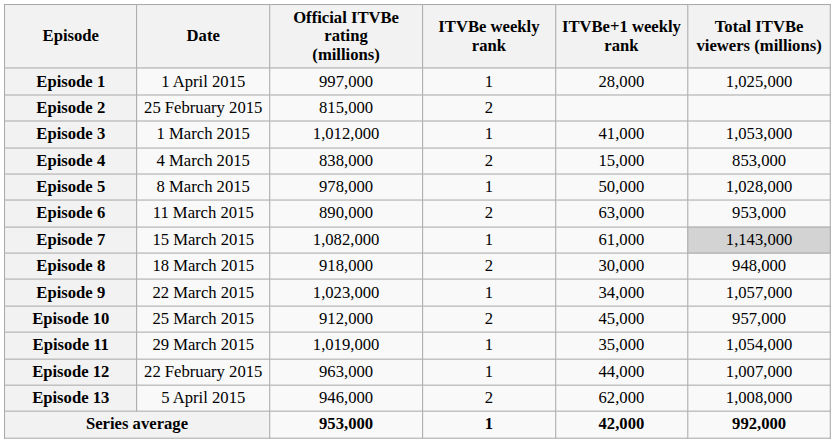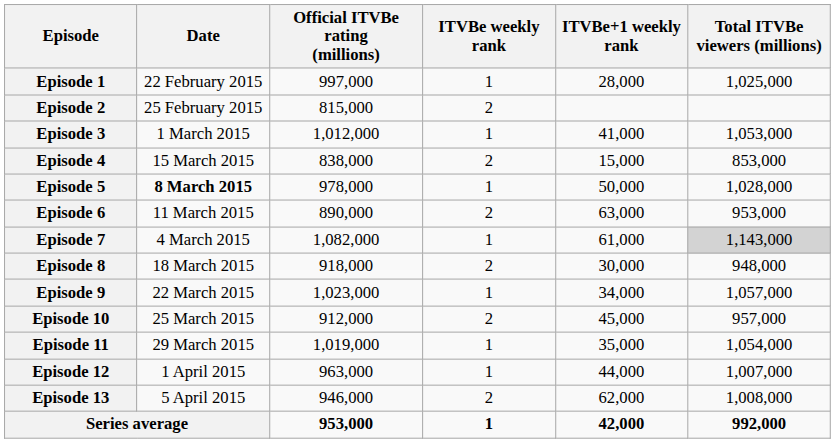(203, 81) 1 April 2015 -> (203, 81) 22 February 2015
(203, 160) 4 March 2015 -> (203, 160) 15 March 2015
(203, 187) normal -> (203, 187) bold
(203, 239) 15 March 2015 -> (203, 239) 4 March 2015
(203, 371) 22 February 2015 -> (203, 371) 1 April 2015
